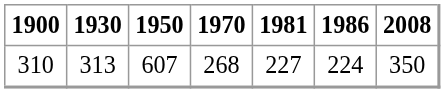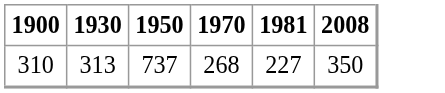- column: (345, 24)
(160, 65) 607 -> (160, 65) 737
